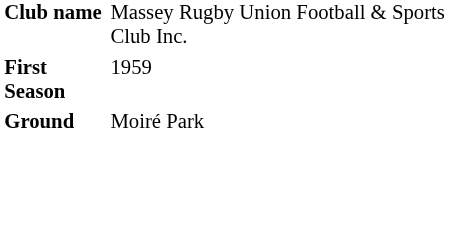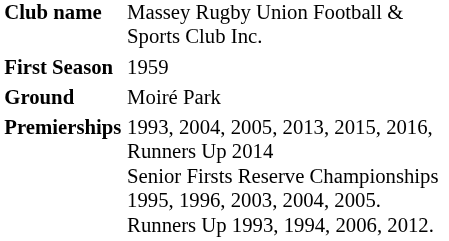+ row: (63, 127)
